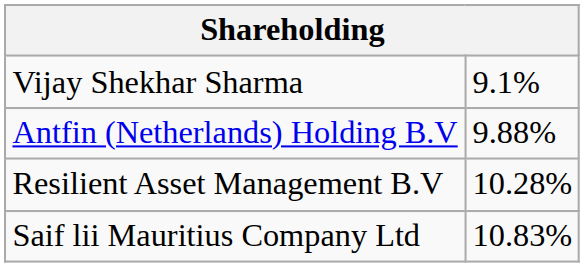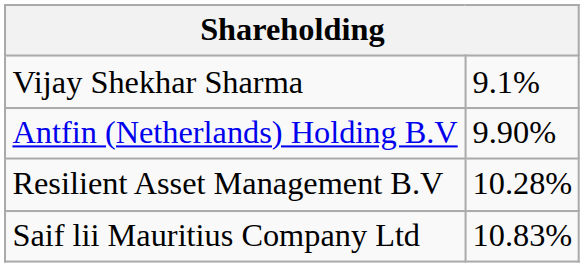(514, 132) 9.88% -> (514, 132) 9.90%
